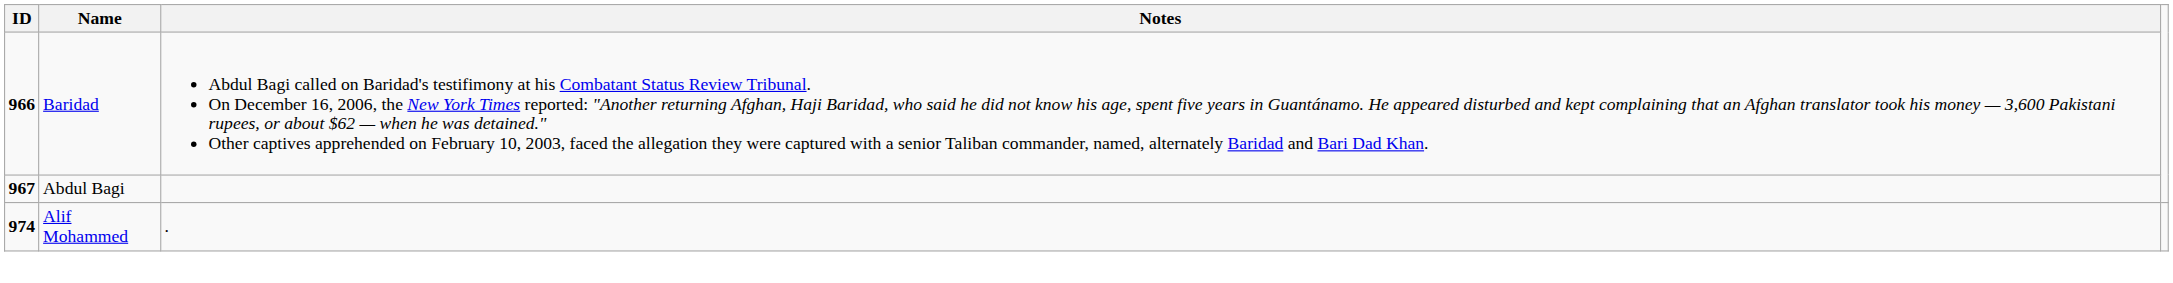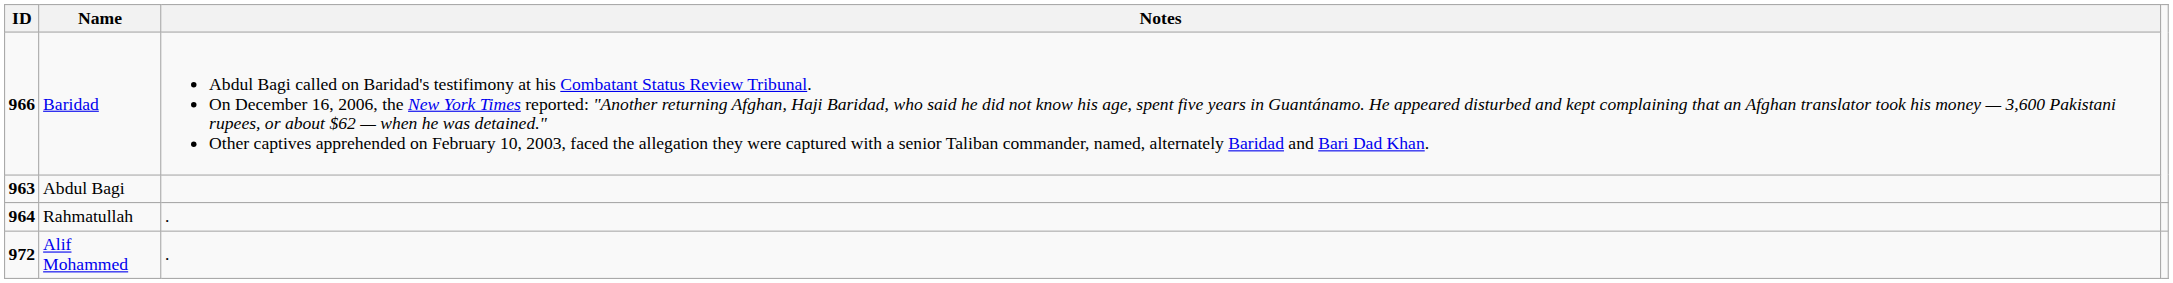(22, 188) 967 -> (22, 188) 963
+ row: (88, 216)
(22, 226) 974 -> (22, 254) 972
